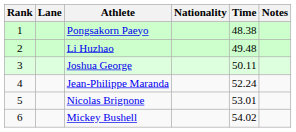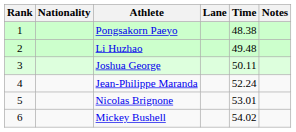columns swapped: (50, 13) <-> (200, 13)
